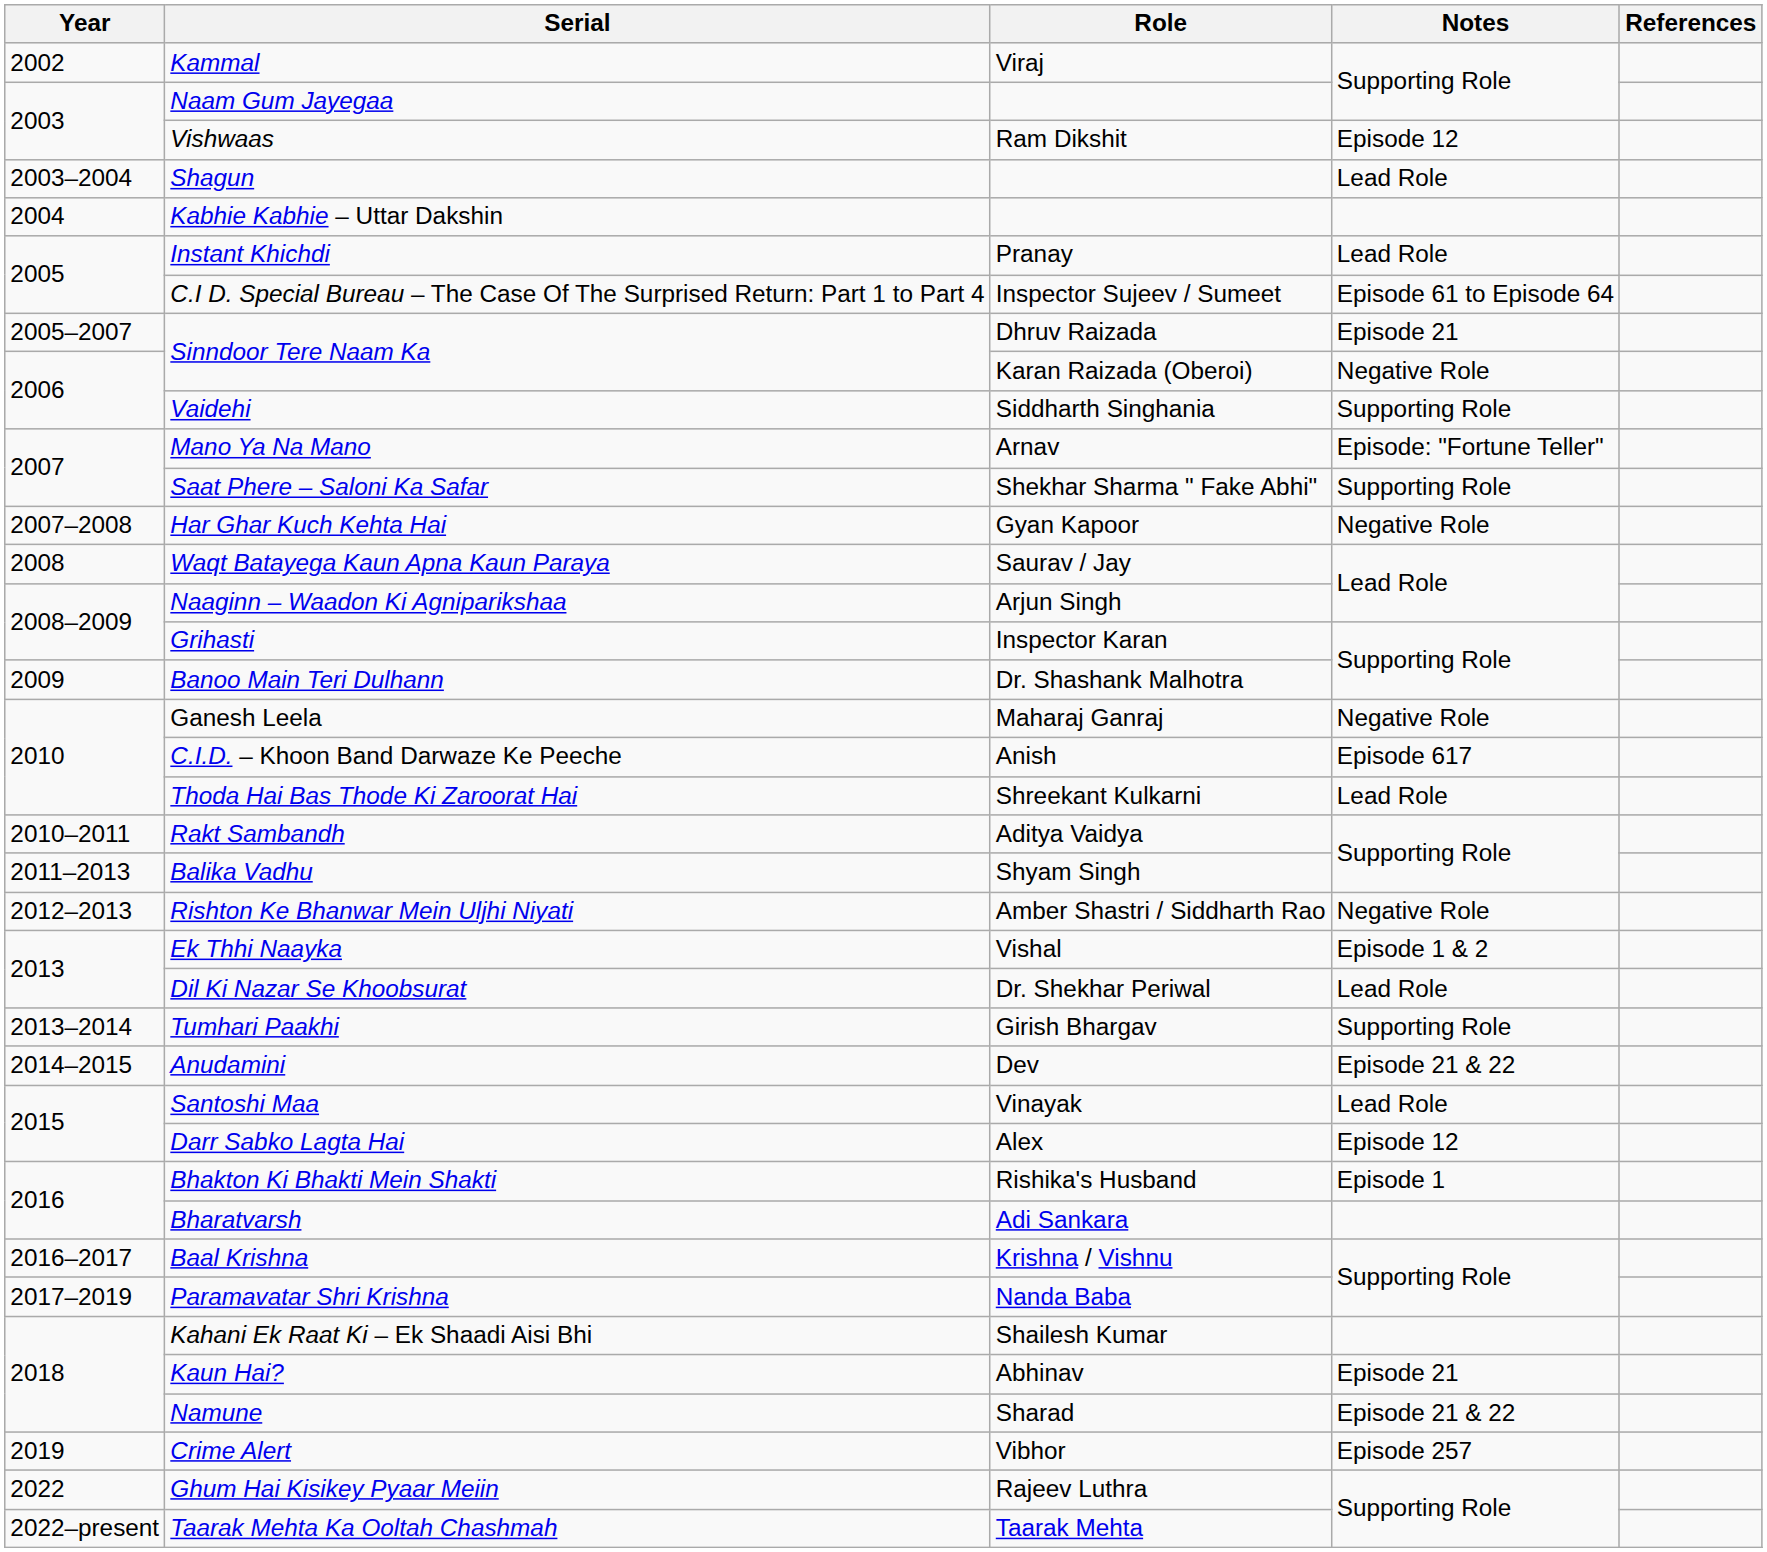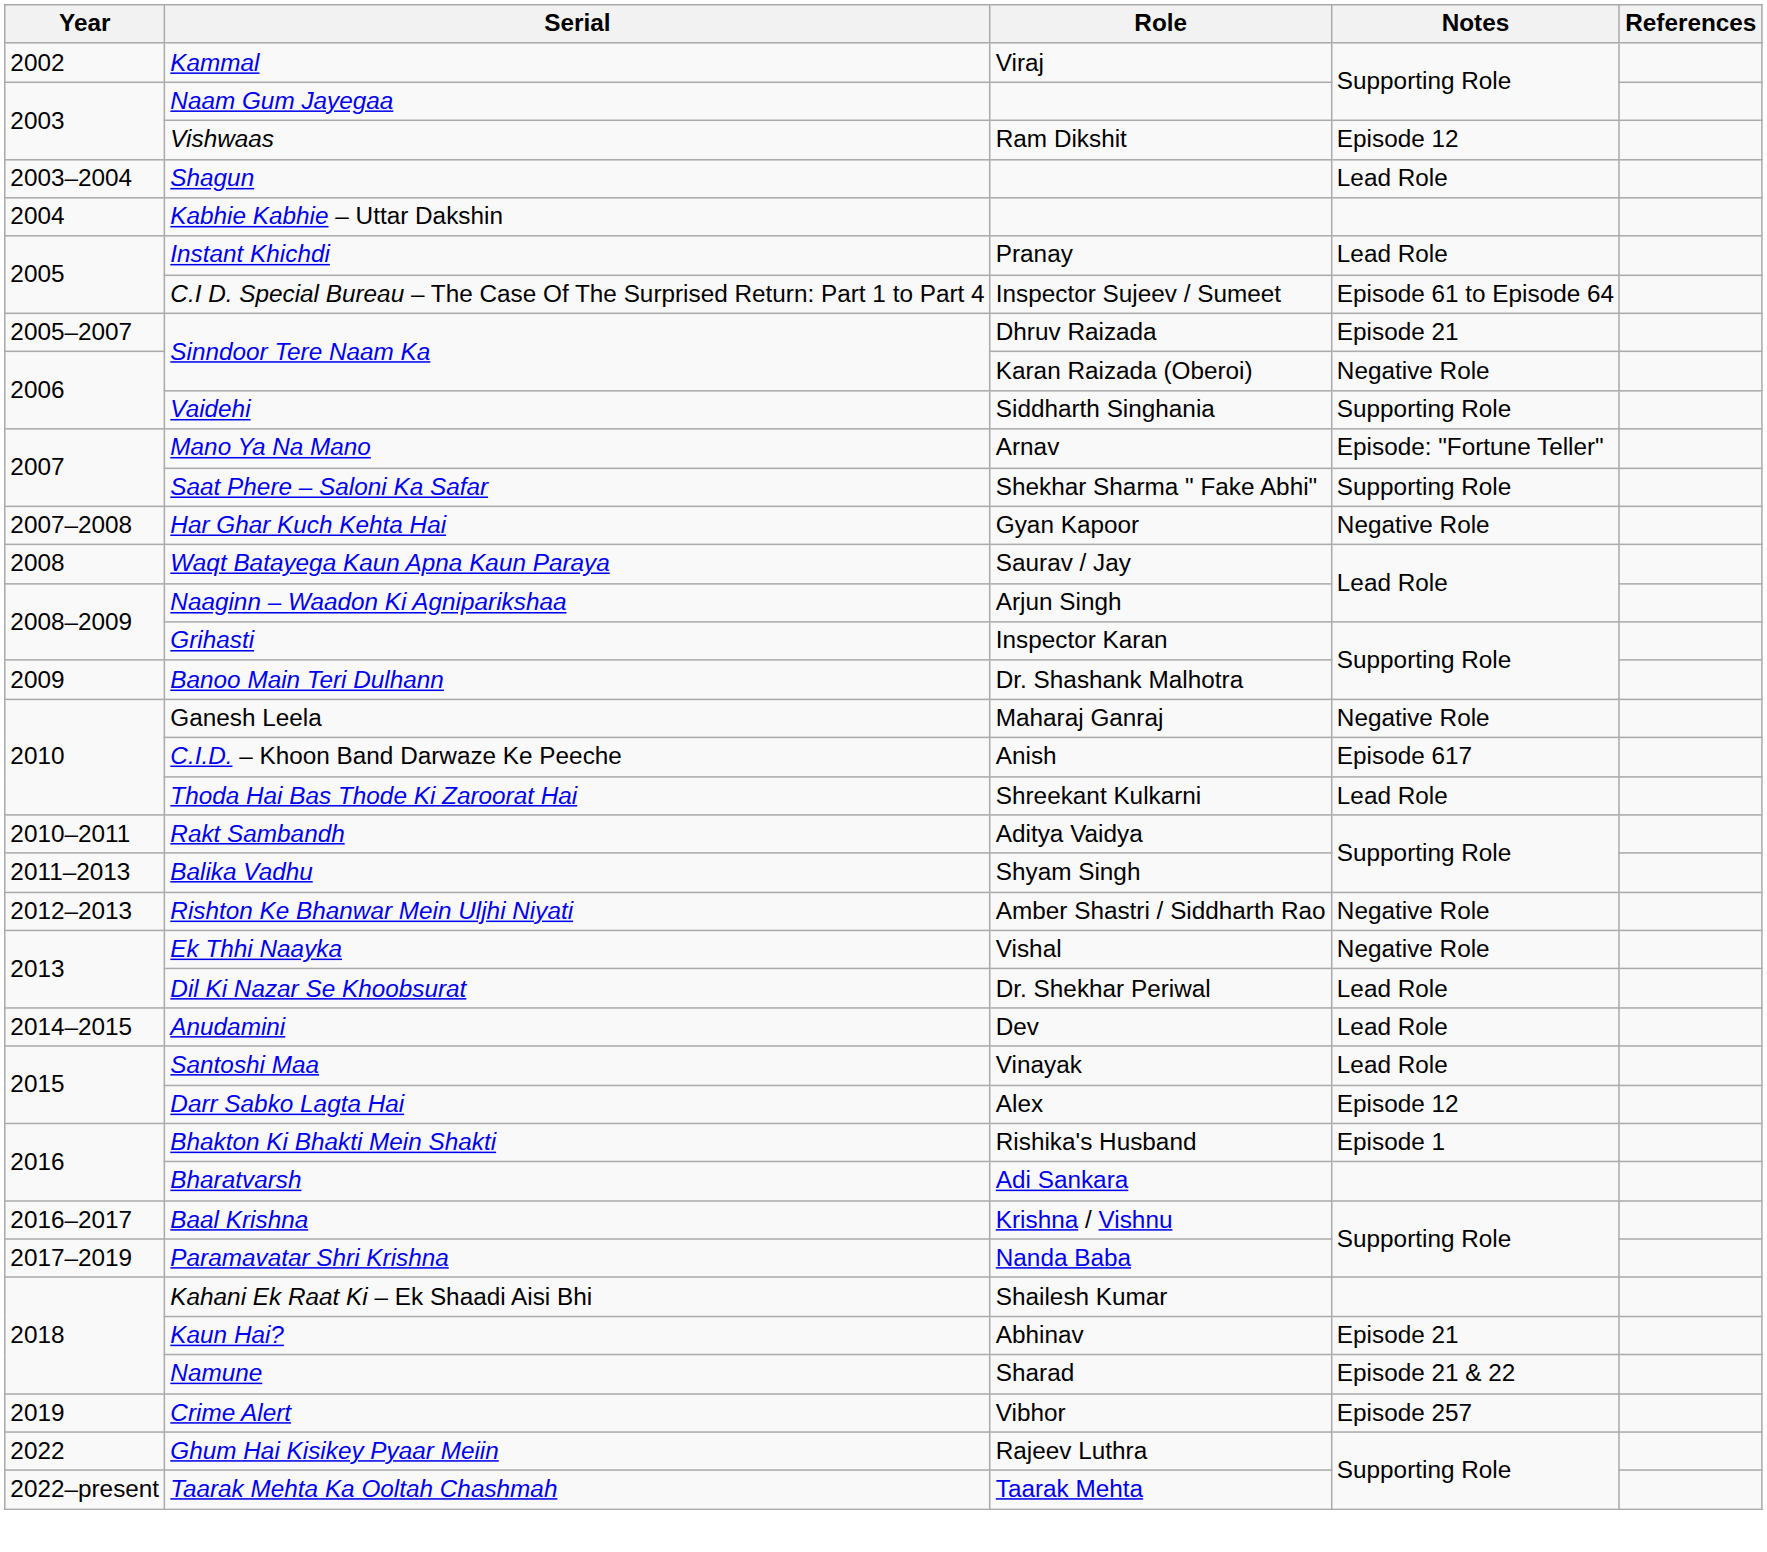(1413, 949) Episode 1 & 2 -> (1413, 949) Negative Role
- row: (255, 1026)
(1426, 1065) Episode 21 & 22 -> (1392, 1026) Lead Role
